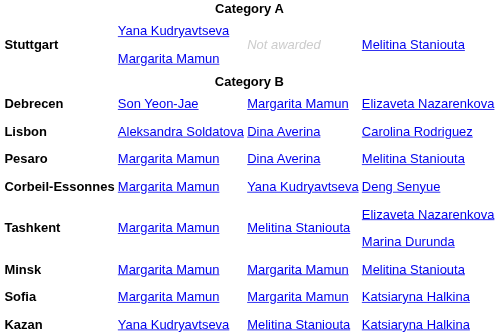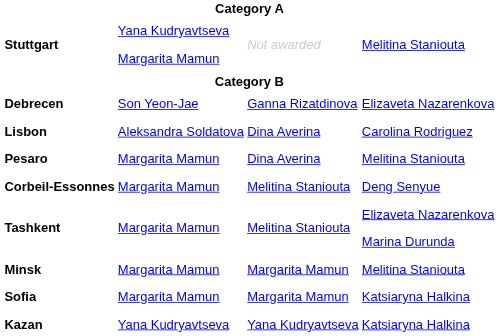(298, 104) Margarita Mamun -> (302, 104) Ganna Rizatdinova
(303, 187) Yana Kudryavtseva -> (299, 187) Melitina Staniouta
(299, 324) Melitina Staniouta -> (303, 324) Yana Kudryavtseva
